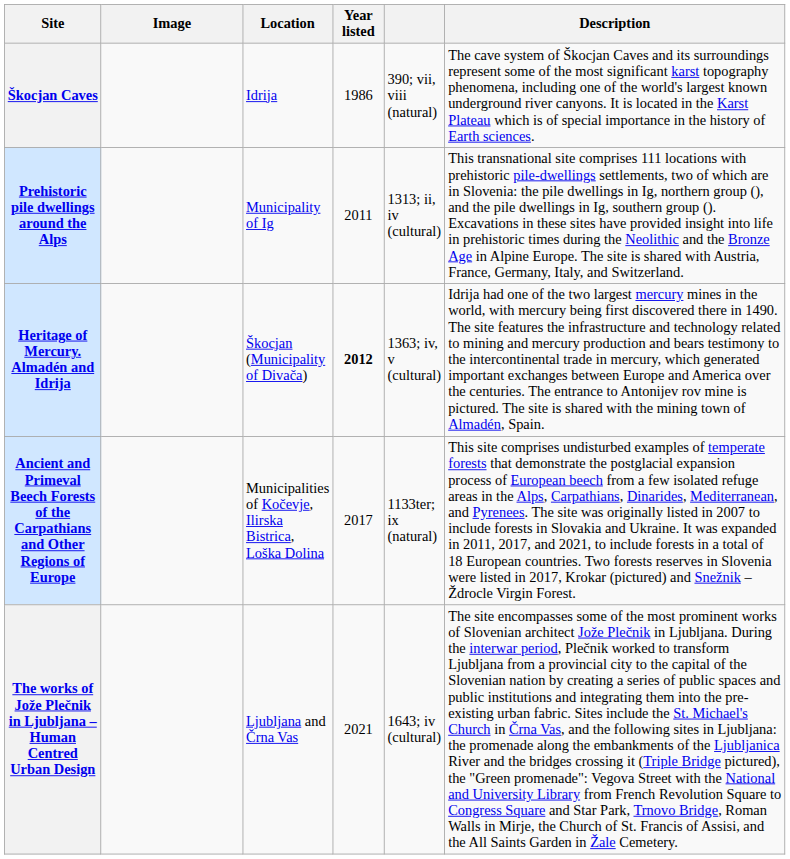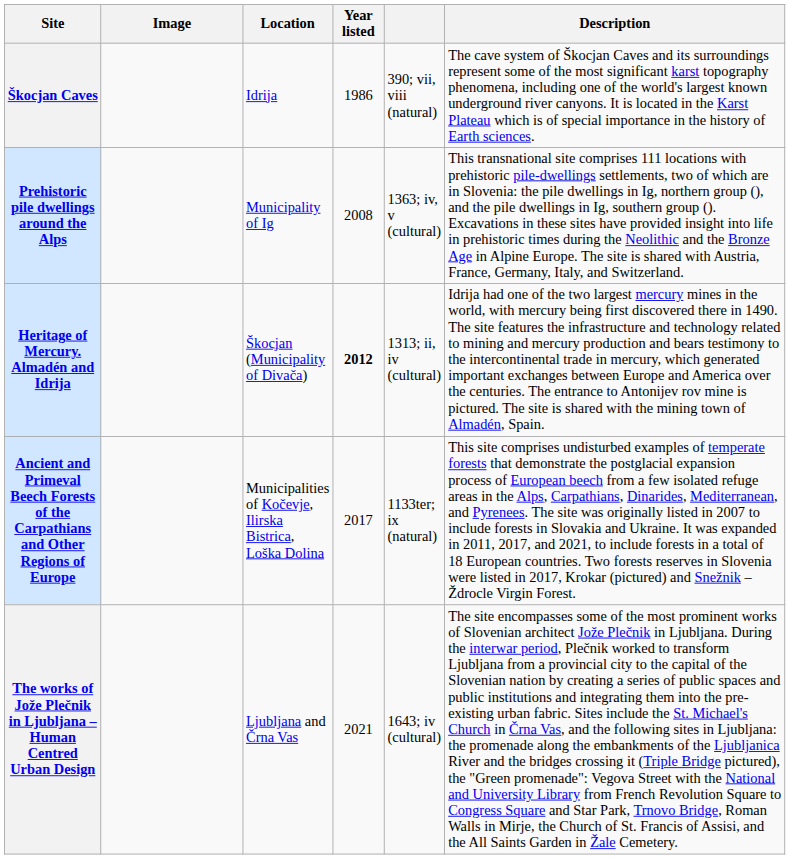(358, 215) 2011 -> (358, 215) 2008
(414, 215) 1313; ii, iv (cultural) -> (414, 215) 1363; iv, v (cultural)
(414, 359) 1363; iv, v (cultural) -> (414, 359) 1313; ii, iv (cultural)
